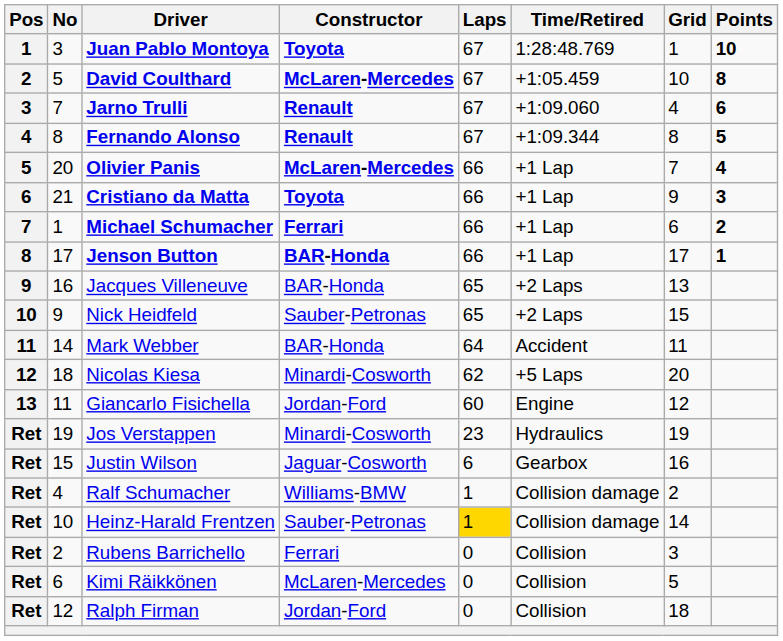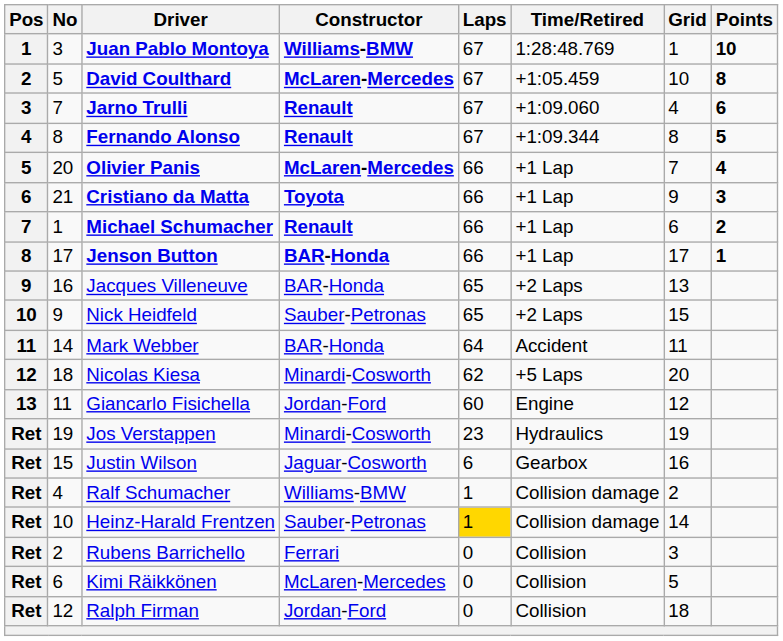(314, 49) Toyota -> (348, 49) Williams-BMW
(314, 226) Ferrari -> (318, 226) Renault
